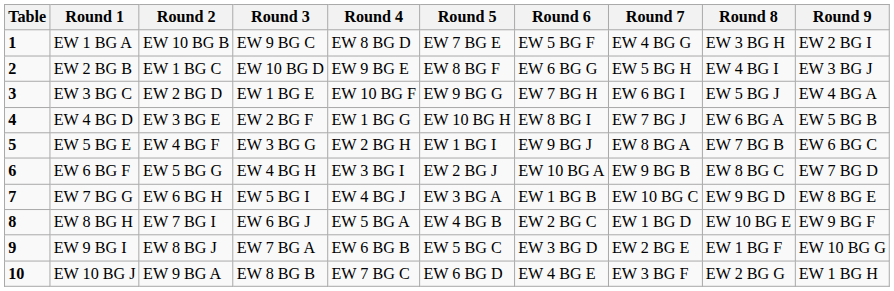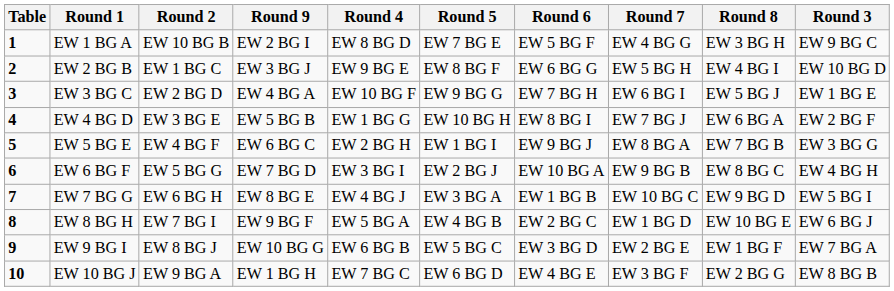columns swapped: (280, 17) <-> (842, 17)
